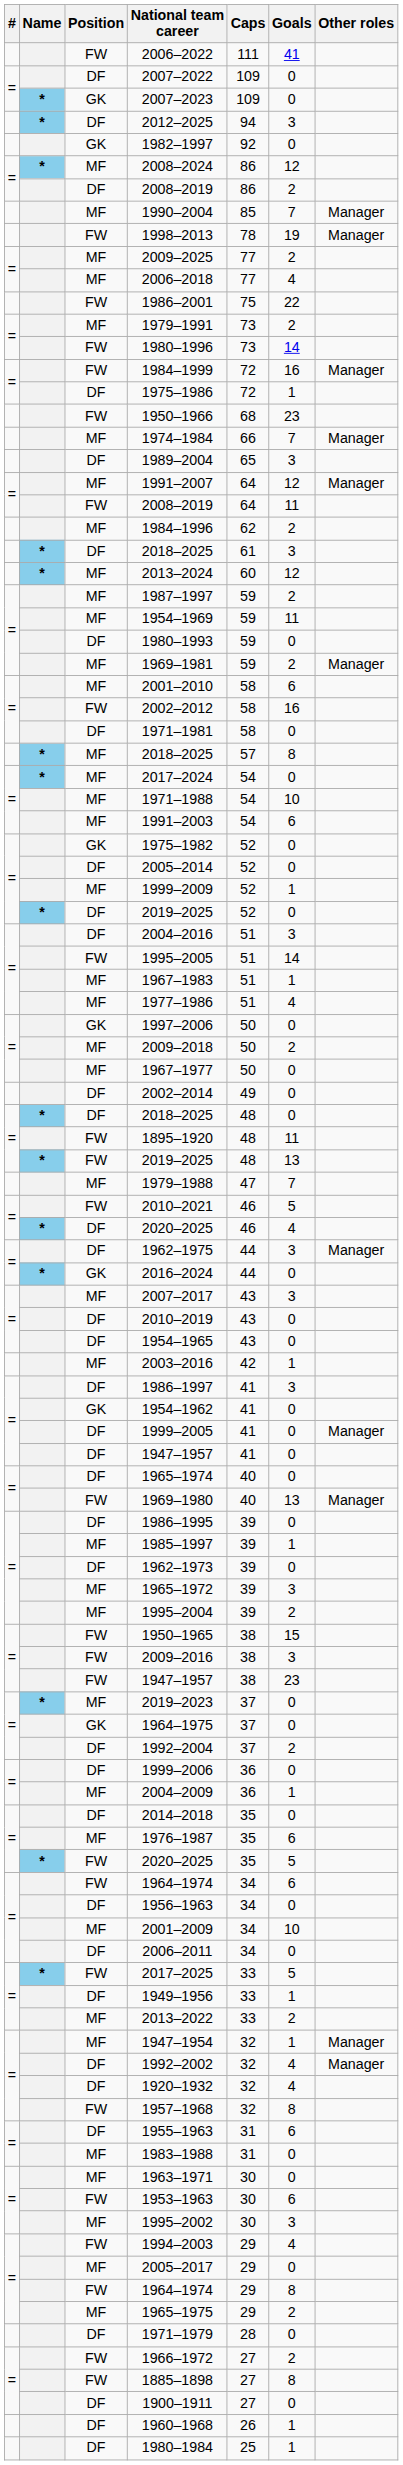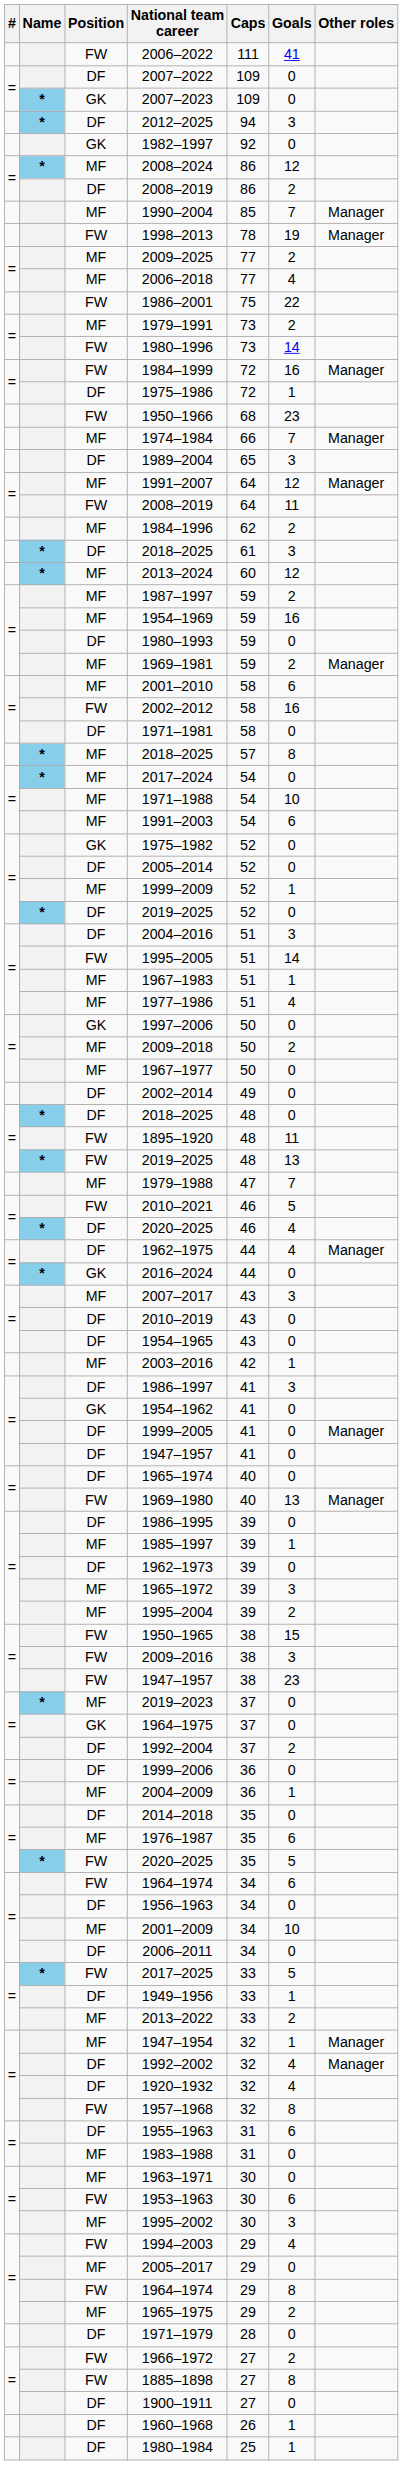(292, 618) 11 -> (292, 618) 16
(292, 1251) 3 -> (292, 1251) 4
